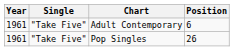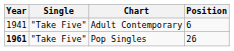(17, 25) 1961 -> (17, 25) 1941
(17, 39) normal -> (17, 39) bold
